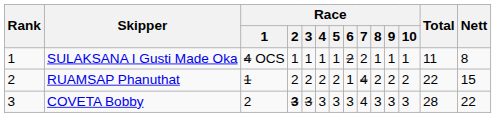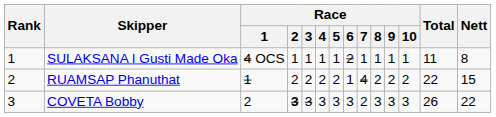(364, 58) 2 -> (364, 58) 1
(364, 101) 4 -> (364, 101) 2
(431, 101) 28 -> (431, 101) 26
